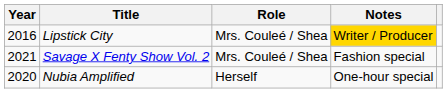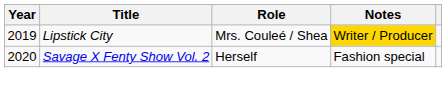(22, 35) 2016 -> (22, 35) 2019
(22, 56) 2021 -> (22, 56) 2020
(271, 56) Mrs. Couleé / Shea -> (236, 56) Herself
- row: (88, 77)
